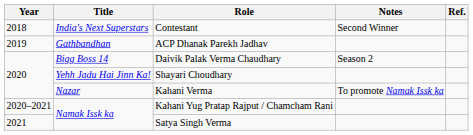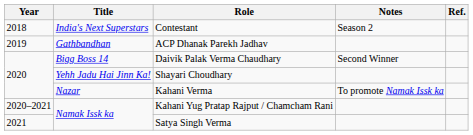(368, 28) Second Winner -> (355, 28) Season 2
(355, 59) Season 2 -> (368, 59) Second Winner
